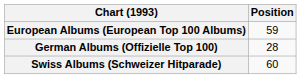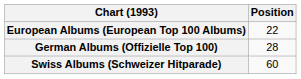(272, 30) 59 -> (272, 30) 22
